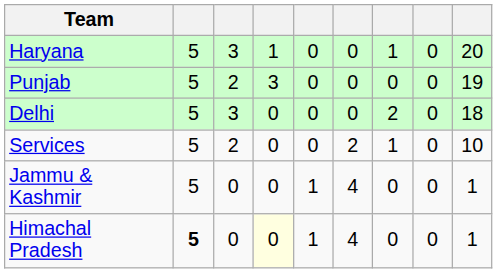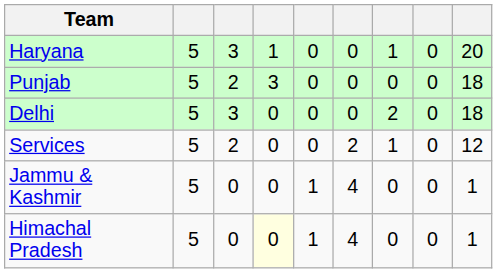(472, 82) 19 -> (472, 82) 18
(472, 144) 10 -> (472, 144) 12
(193, 240) bold -> (193, 240) normal
